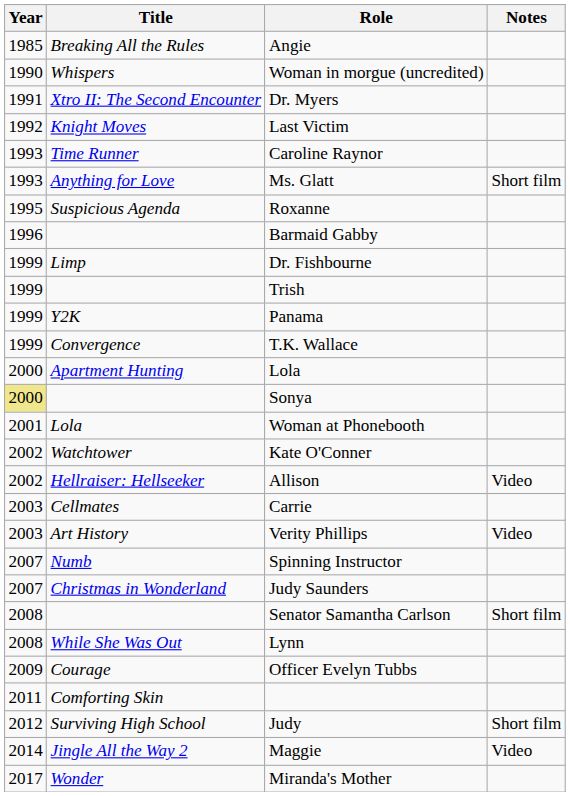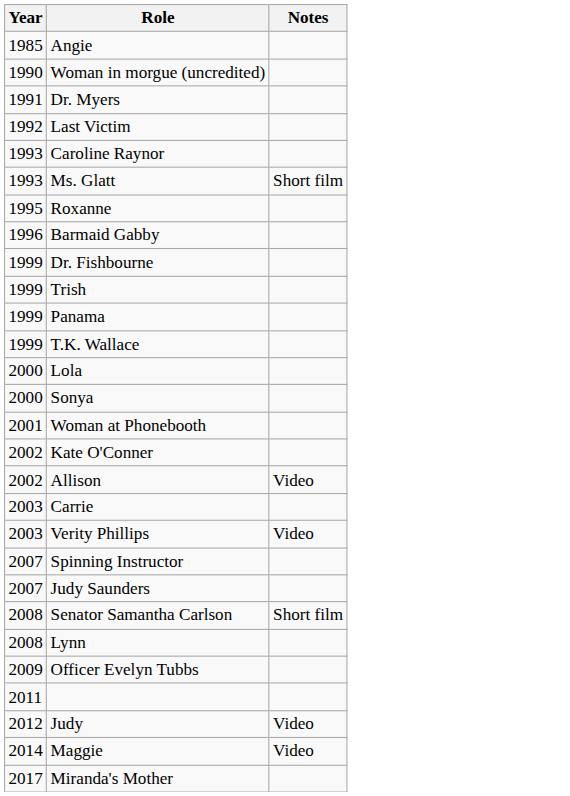- column: (156, 18)
(26, 398) khaki background -> (26, 398) no background
(526, 724) Short film -> (294, 724) Video
